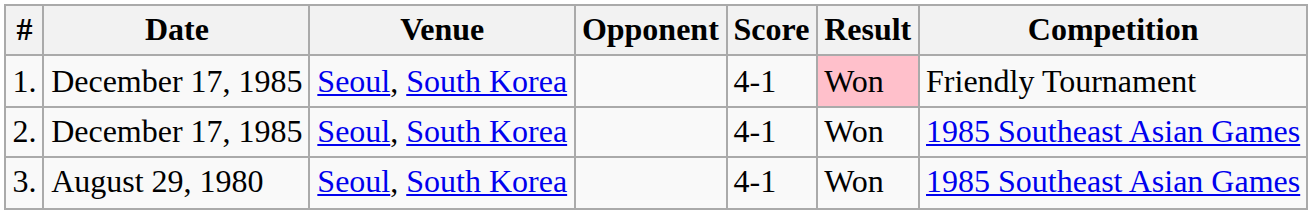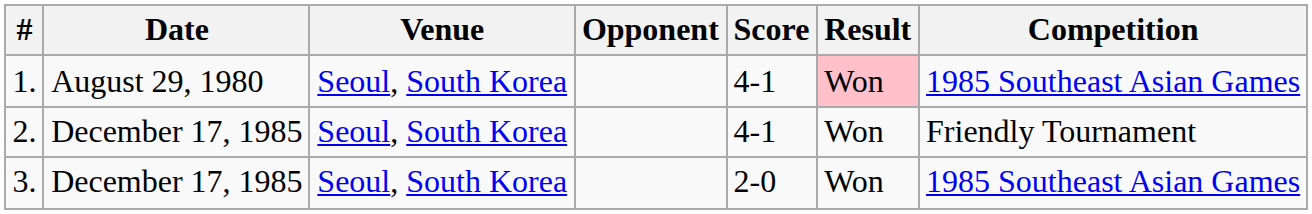(177, 80) December 17, 1985 -> (157, 80) August 29, 1980
(1061, 80) Friendly Tournament -> (1113, 80) 1985 Southeast Asian Games
(1113, 131) 1985 Southeast Asian Games -> (1061, 131) Friendly Tournament
(157, 182) August 29, 1980 -> (177, 182) December 17, 1985
(755, 182) 4-1 -> (755, 182) 2-0
